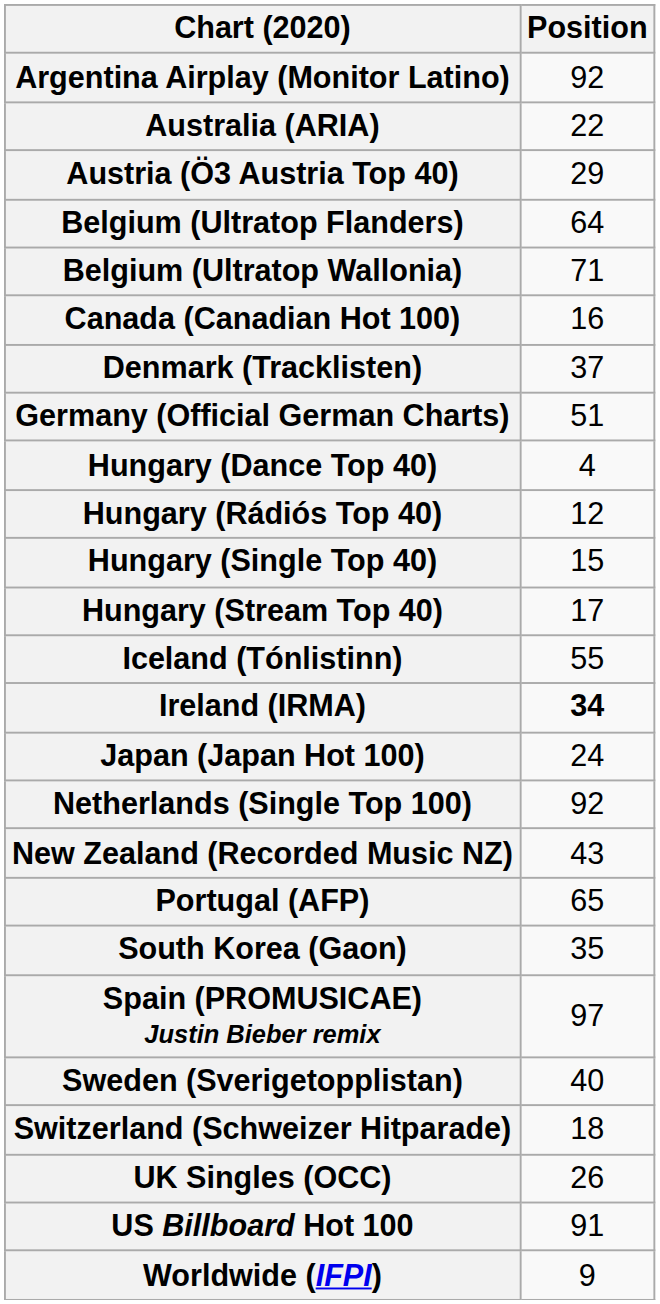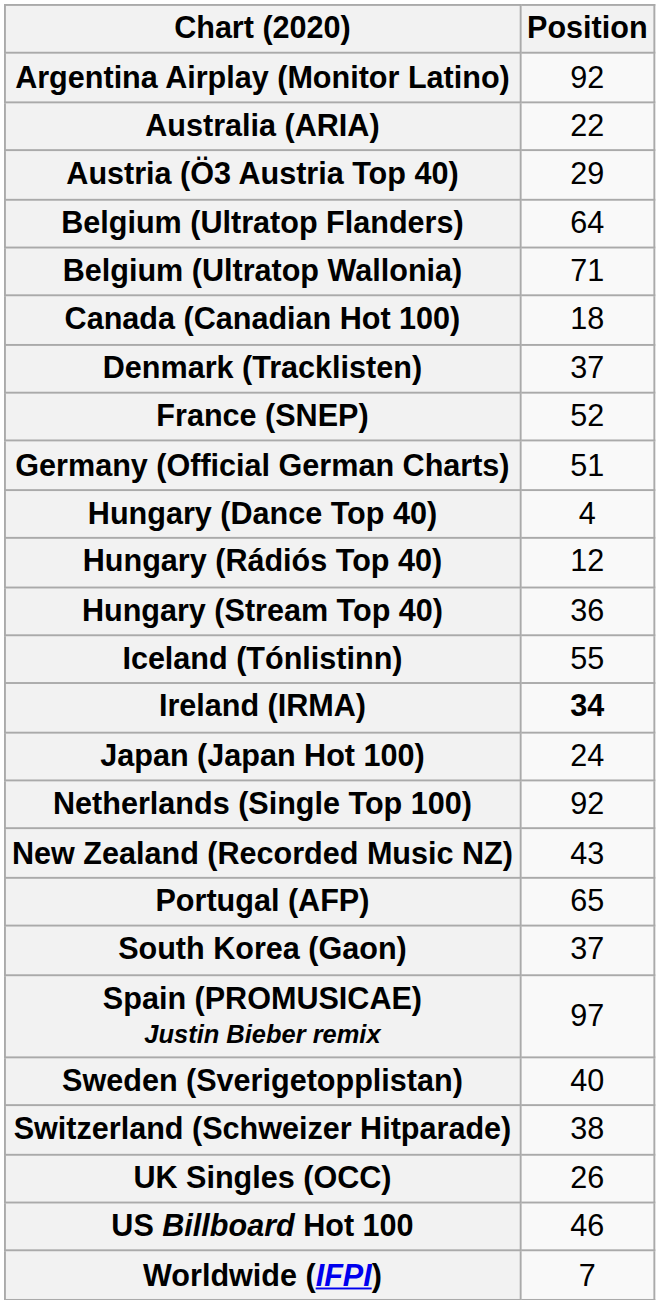(587, 319) 16 -> (587, 319) 18
+ row: (262, 416)
- row: (262, 561)
(587, 610) 17 -> (587, 610) 36
(587, 949) 35 -> (587, 949) 37
(587, 1129) 18 -> (587, 1129) 38
(587, 1226) 91 -> (587, 1226) 46
(587, 1274) 9 -> (587, 1274) 7
